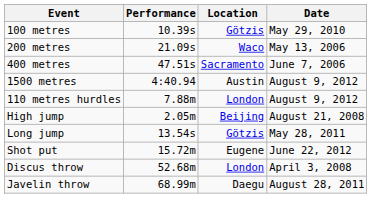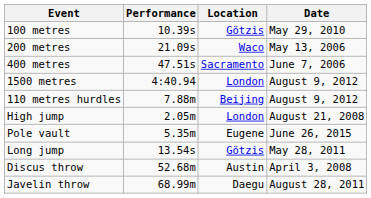(245, 82) Austin -> (245, 82) London
(245, 99) London -> (242, 99) Beijing
(242, 116) Beijing -> (245, 116) London
+ row: (39, 133)
- row: (32, 150)
(245, 167) London -> (245, 167) Austin
